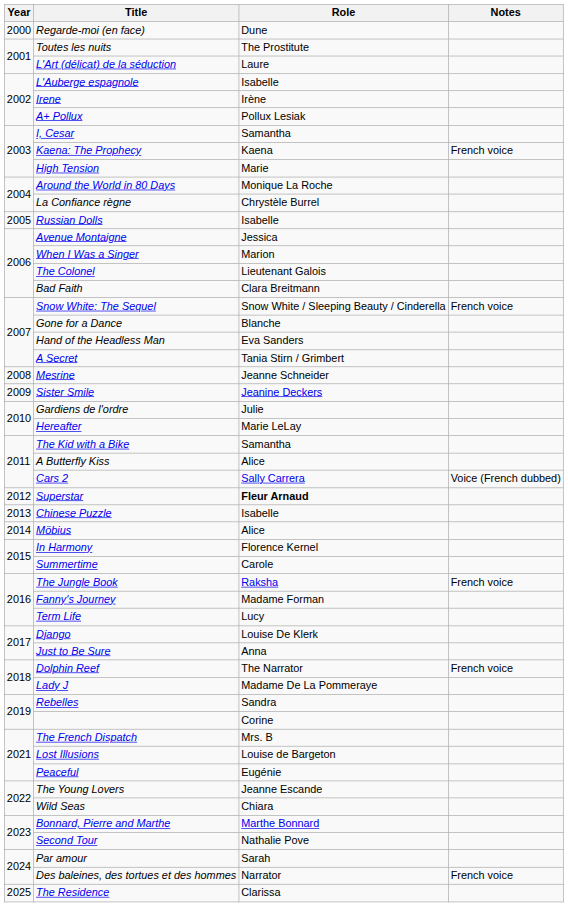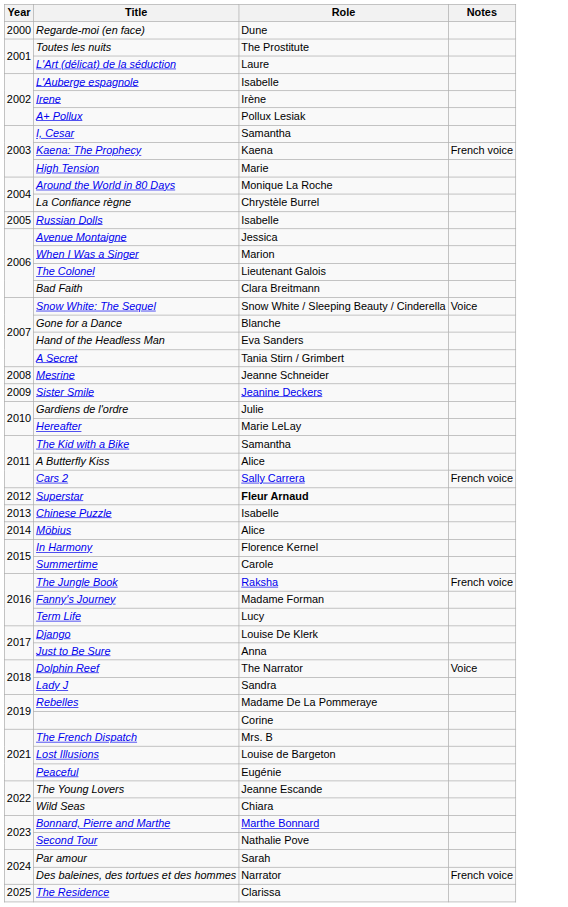(482, 306) French voice -> (464, 306) Voice
(506, 479) Voice (French dubbed) -> (482, 479) French voice
(482, 668) French voice -> (464, 668) Voice
(309, 686) Madame De La Pommeraye -> (259, 686) Sandra
(259, 703) Sandra -> (309, 703) Madame De La Pommeraye
